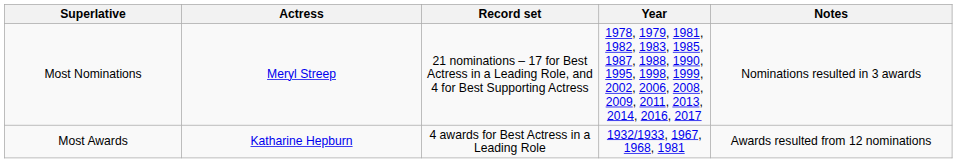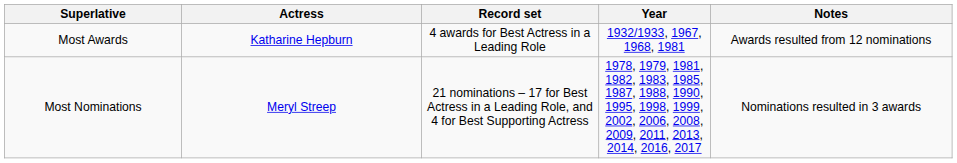rows swapped: (93, 141) <-> (93, 74)
